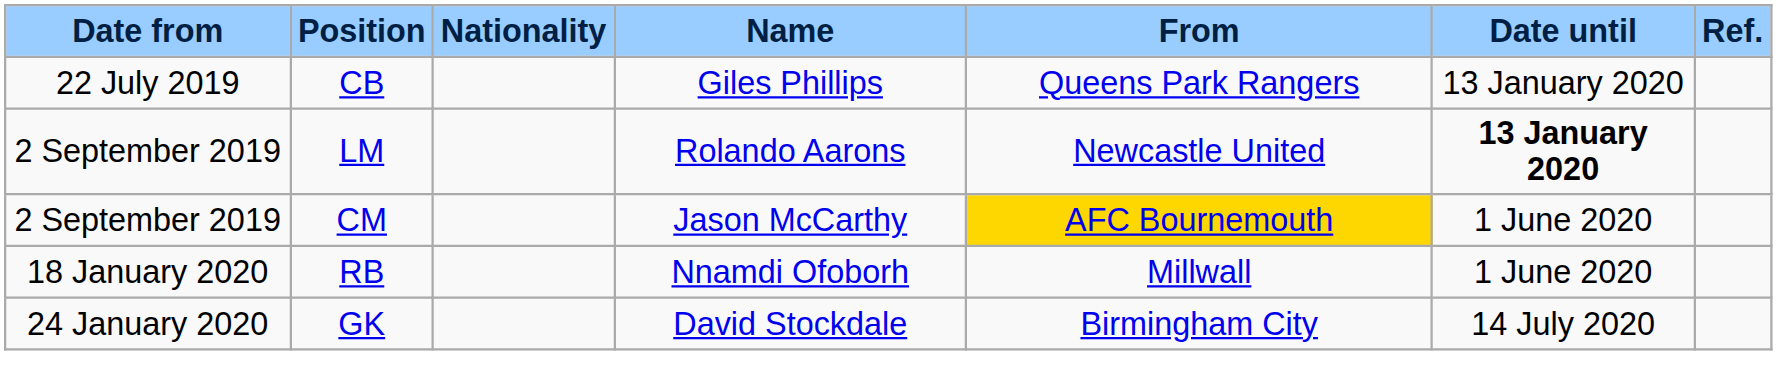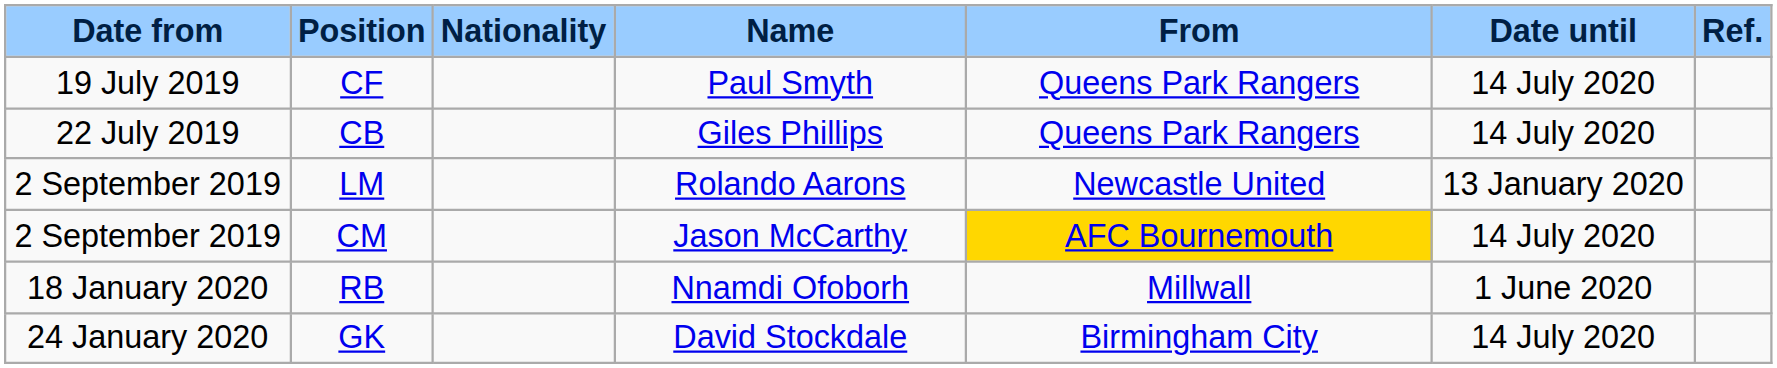+ row: (362, 82)
(1563, 82) 13 January 2020 -> (1563, 133) 14 July 2020
(1563, 151) bold -> (1563, 185) normal
(1563, 221) 1 June 2020 -> (1563, 236) 14 July 2020
